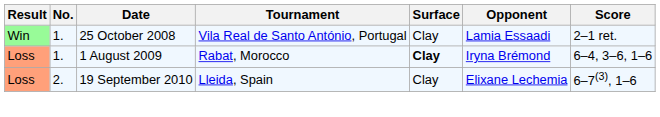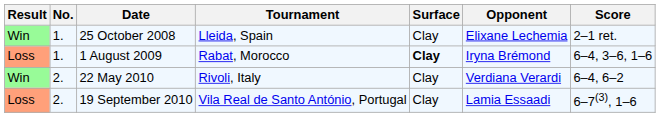(303, 35) Vila Real de Santo António, Portugal -> (236, 35) Lleida, Spain
(508, 35) Lamia Essaadi -> (517, 35) Elixane Lechemia
+ row: (117, 77)
(236, 78) Lleida, Spain -> (303, 99) Vila Real de Santo António, Portugal
(517, 78) Elixane Lechemia -> (508, 99) Lamia Essaadi
